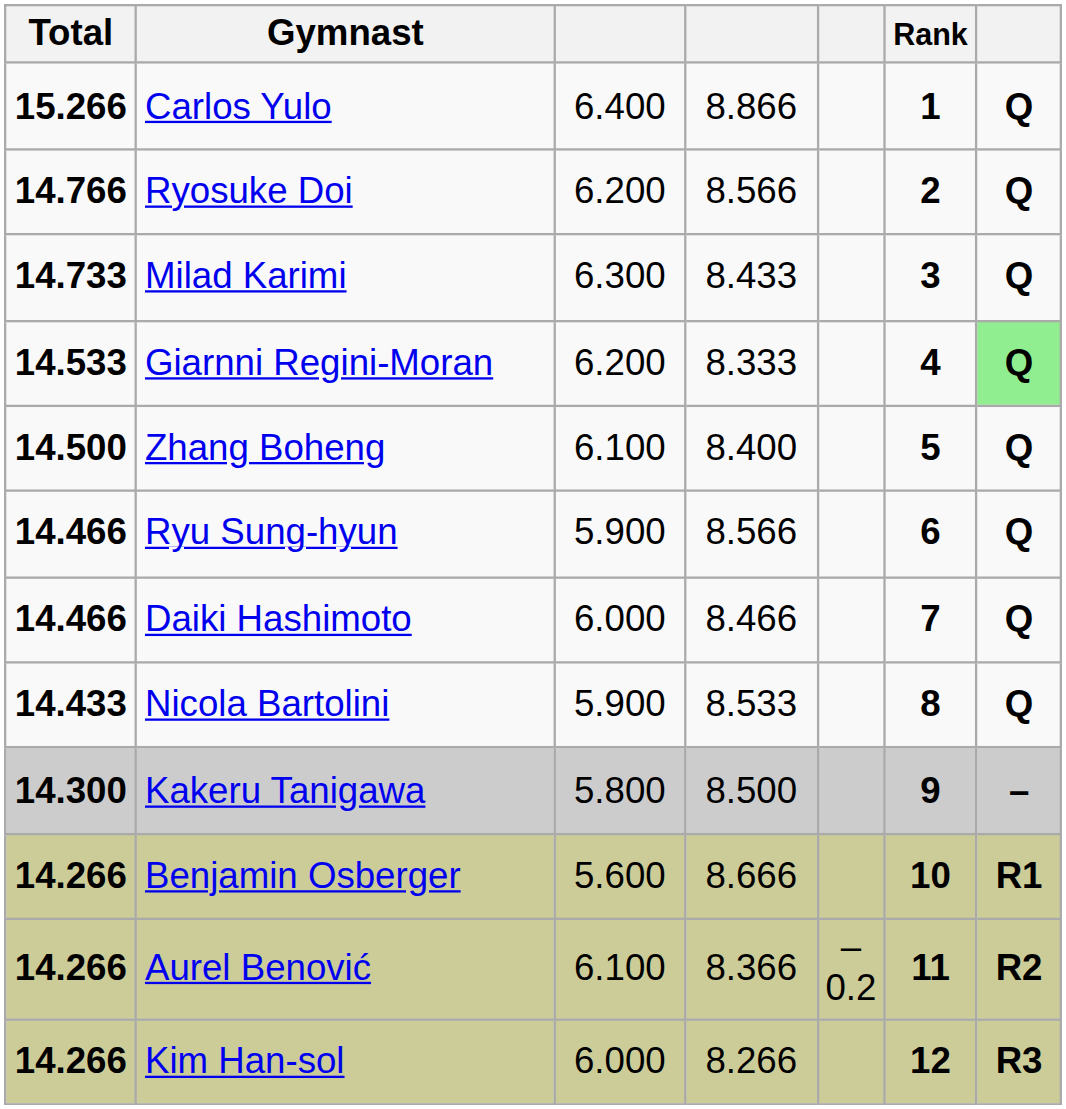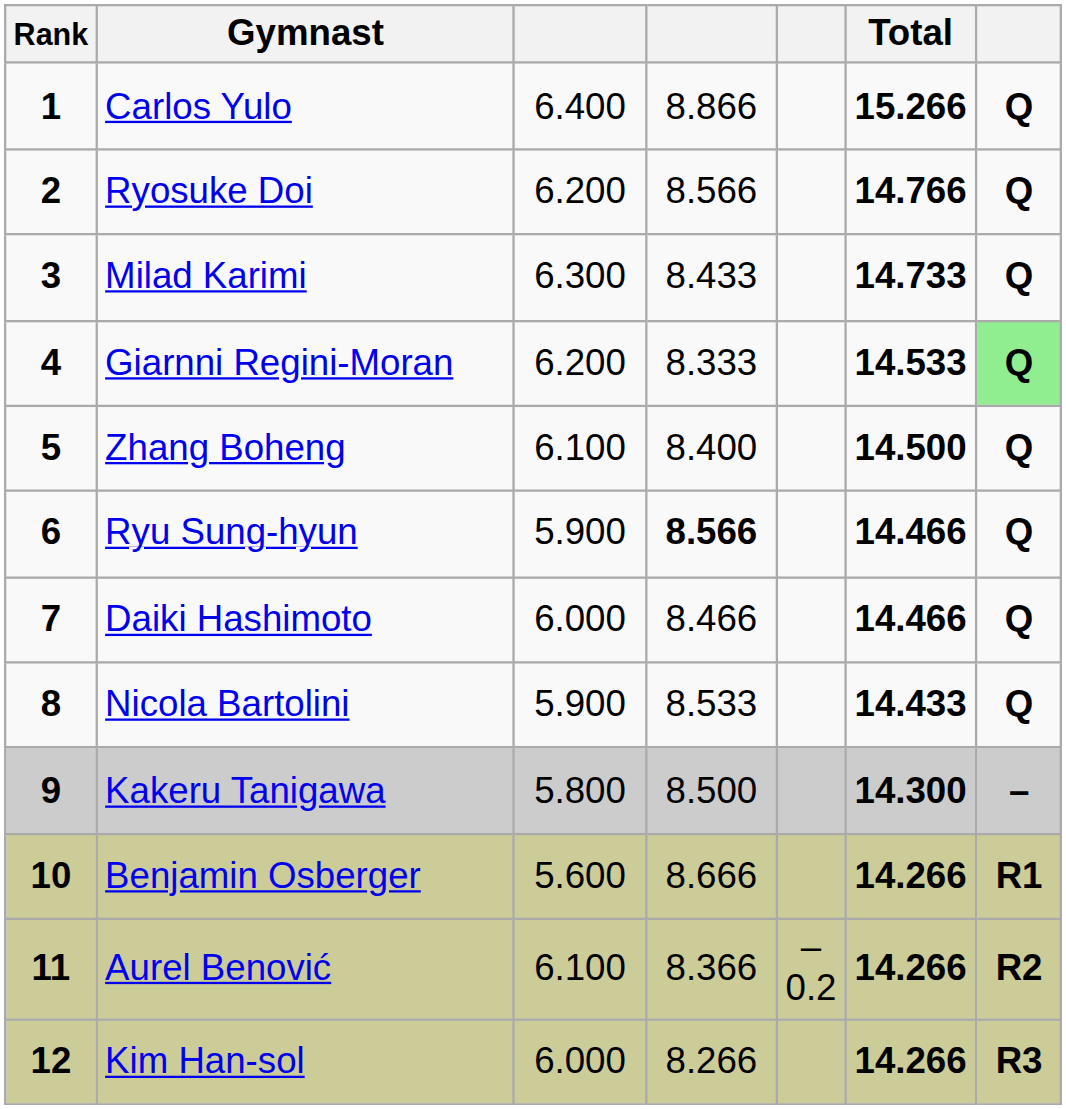columns swapped: (931, 35) <-> (71, 33)
(751, 533) normal -> (711, 533) bold
